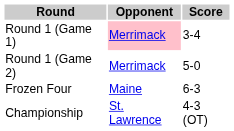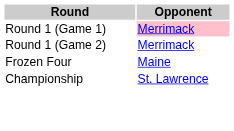- column: (206, 12)
